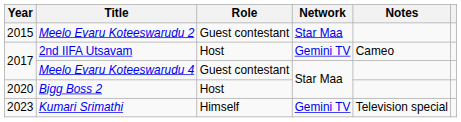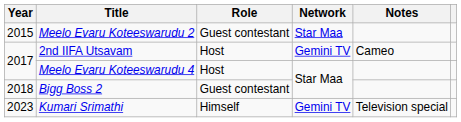(244, 70) Guest contestant -> (212, 70) Host
(20, 88) 2020 -> (20, 88) 2018
(212, 88) Host -> (244, 88) Guest contestant
